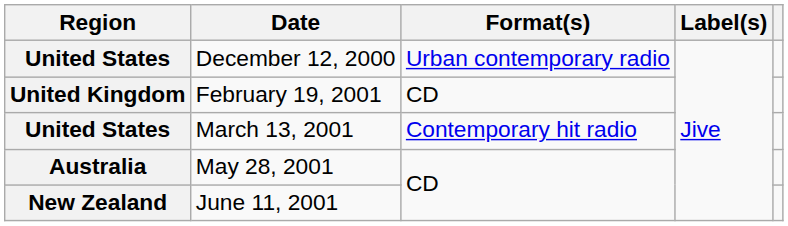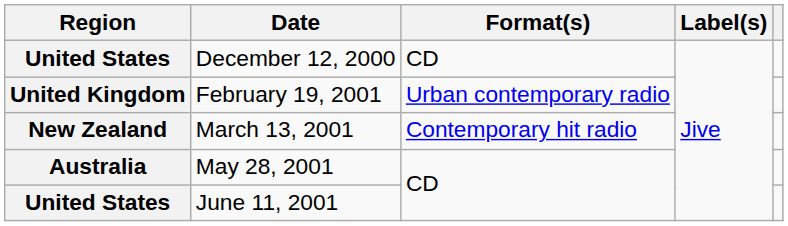(538, 58) Urban contemporary radio -> (422, 58) CD
(422, 94) CD -> (538, 94) Urban contemporary radio
(98, 130) United States -> (98, 130) New Zealand
(98, 202) New Zealand -> (98, 202) United States
